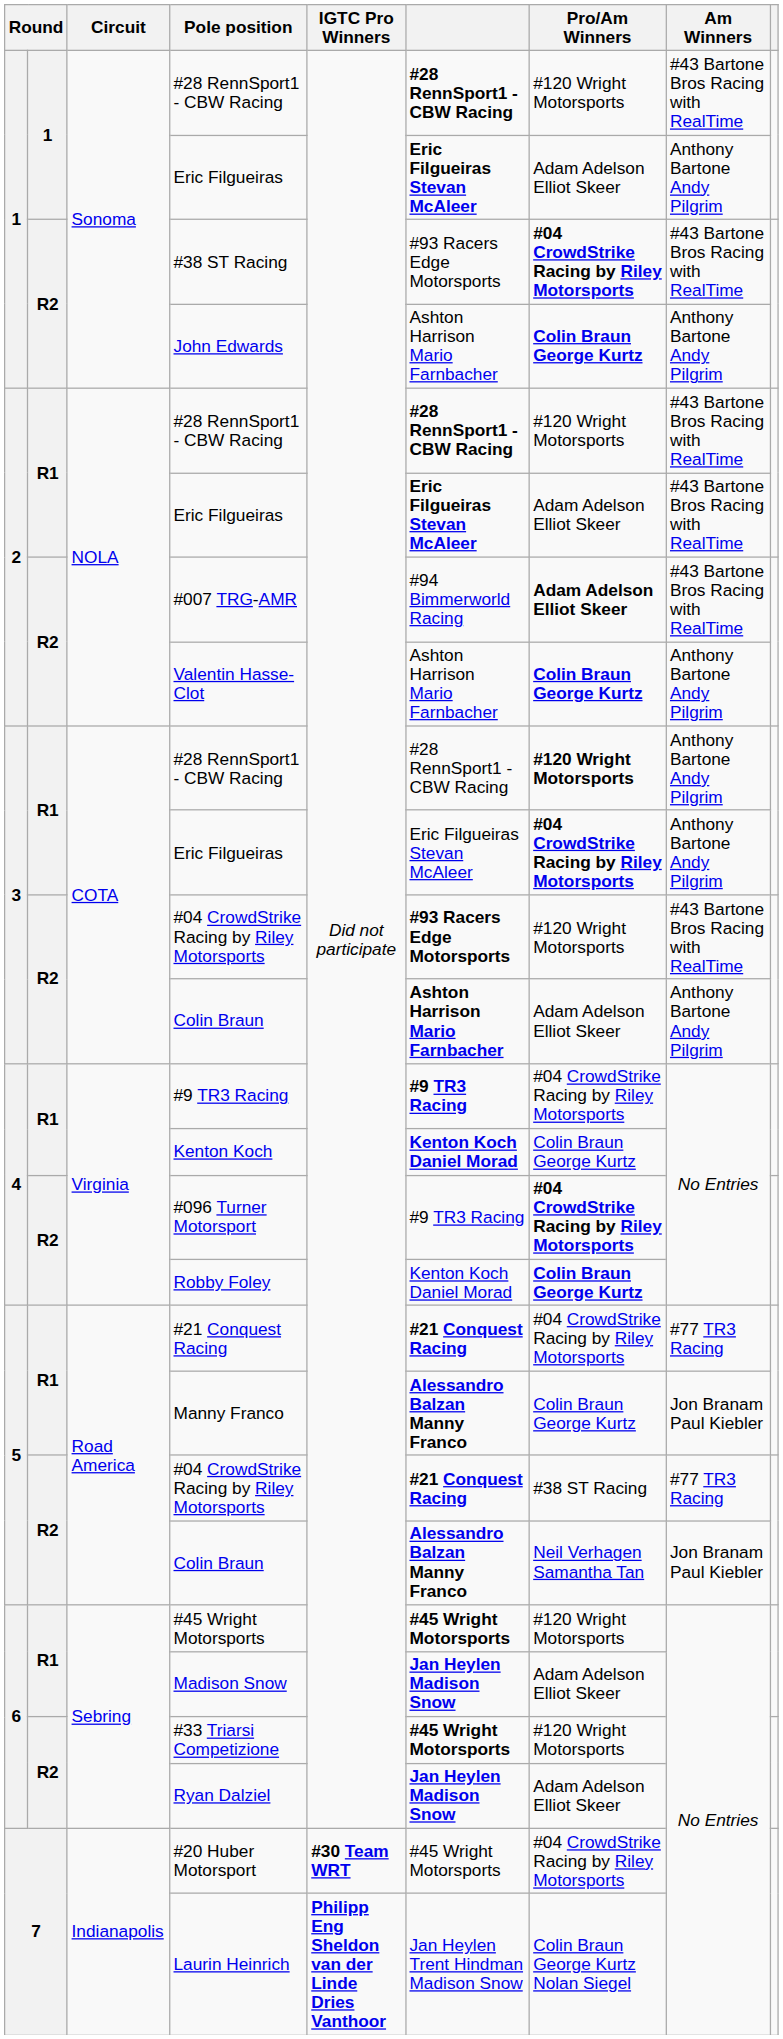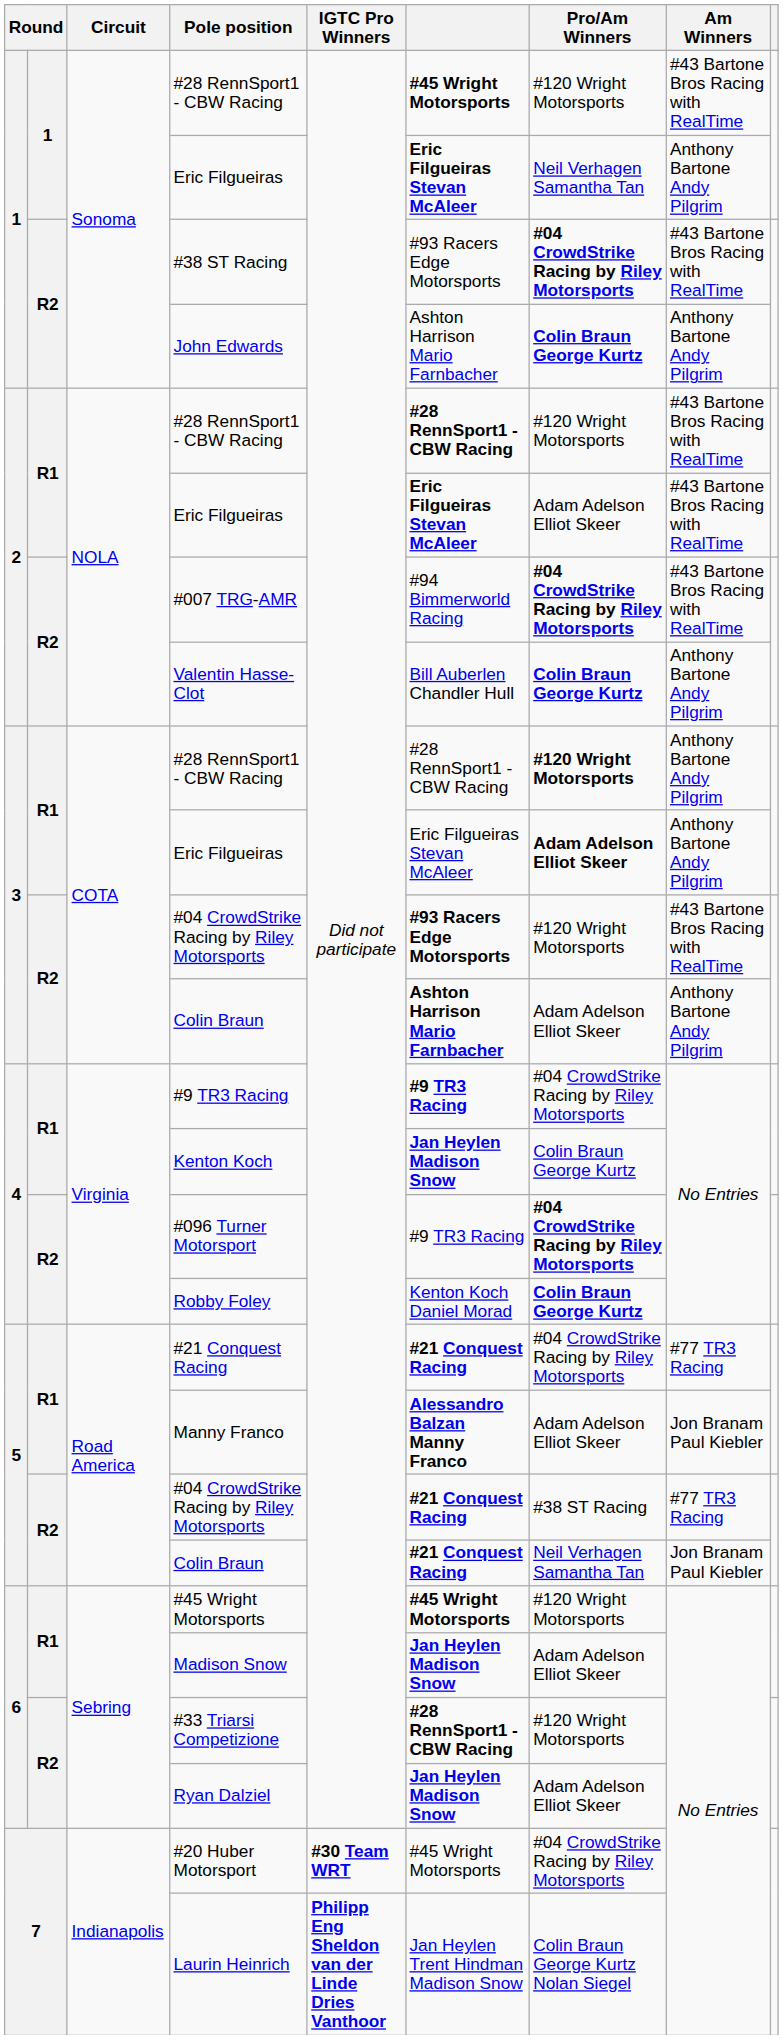(464, 93) #28 RennSport1 - CBW Racing -> (460, 93) #45 Wright Motorsports
(589, 177) Adam Adelson Elliot Skeer -> (589, 177) Neil Verhagen Samantha Tan
(593, 599) Adam Adelson Elliot Skeer -> (597, 599) #04 CrowdStrike Racing by Riley Motorsports
(454, 683) Ashton Harrison Mario Farnbacher -> (462, 683) Bill Auberlen Chandler Hull
(597, 852) #04 CrowdStrike Racing by Riley Motorsports -> (593, 852) Adam Adelson Elliot Skeer
(464, 1151) Kenton Koch Daniel Morad -> (455, 1161) Jan Heylen Madison Snow
(585, 1413) Colin Braun George Kurtz -> (589, 1432) Adam Adelson Elliot Skeer
(457, 1562) Alessandro Balzan Manny Franco -> (466, 1562) #21 Conquest Racing
(460, 1739) #45 Wright Motorsports -> (464, 1730) #28 RennSport1 - CBW Racing
